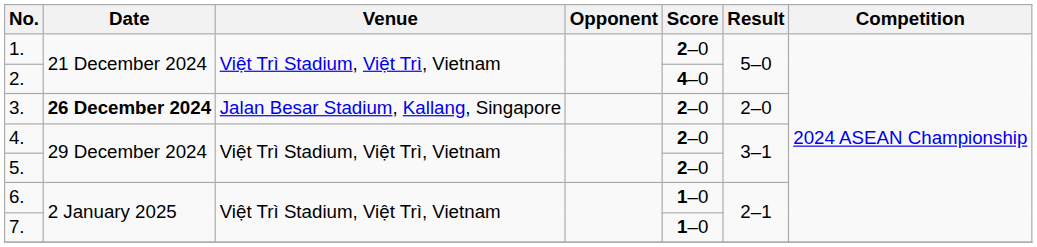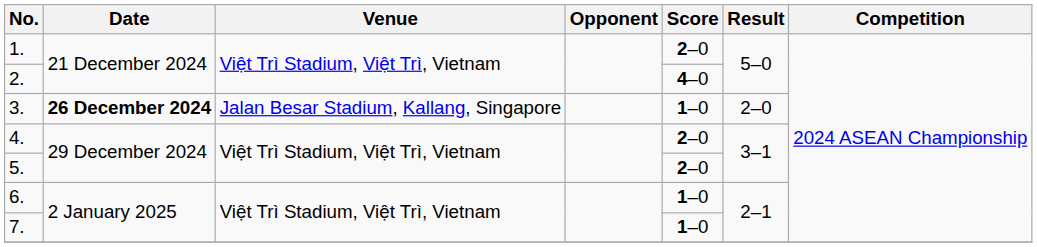(693, 108) 2–0 -> (693, 108) 1–0
